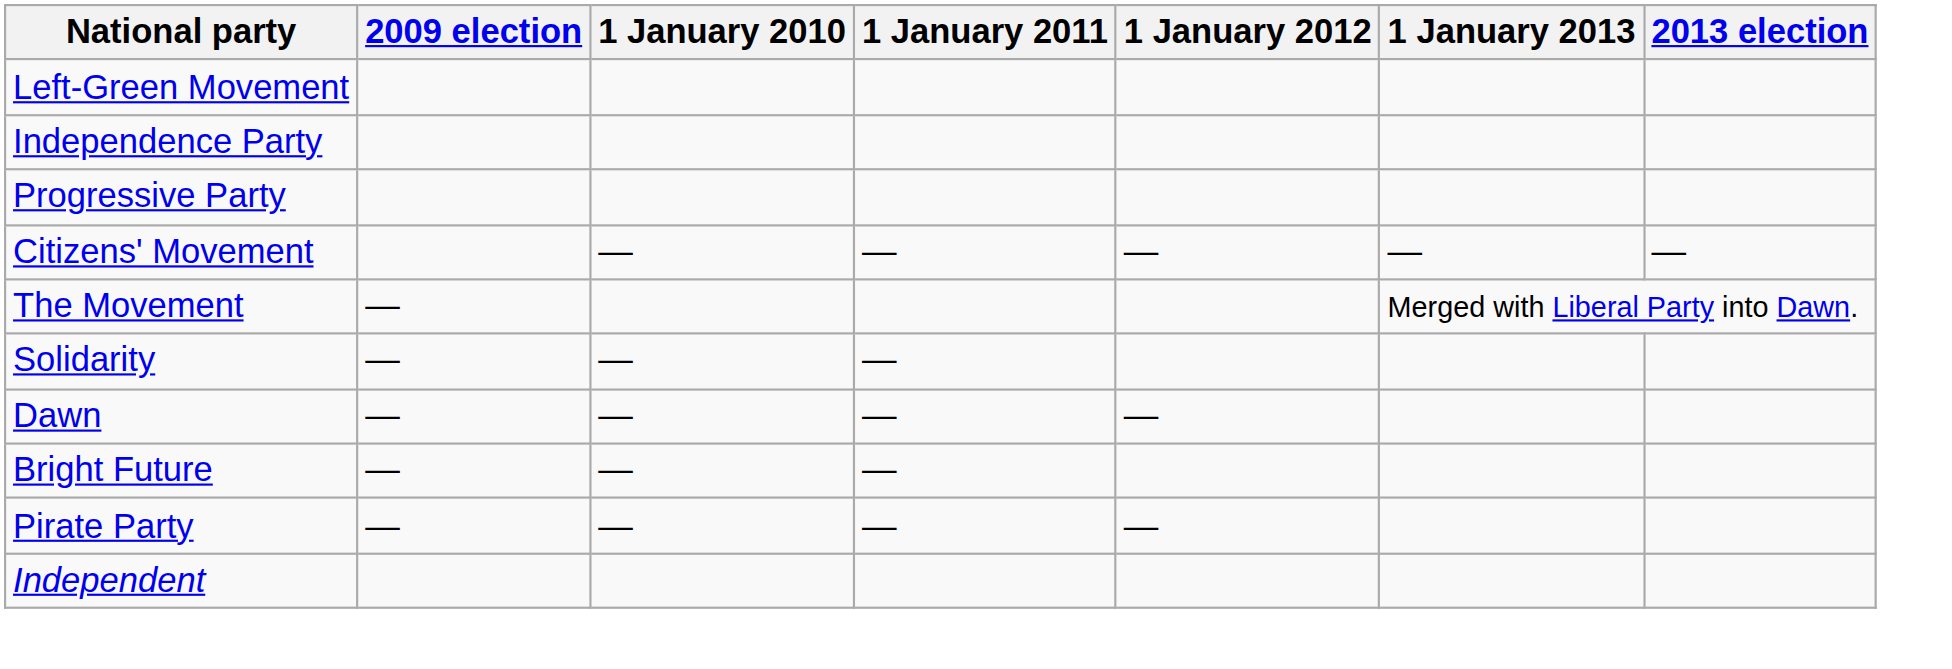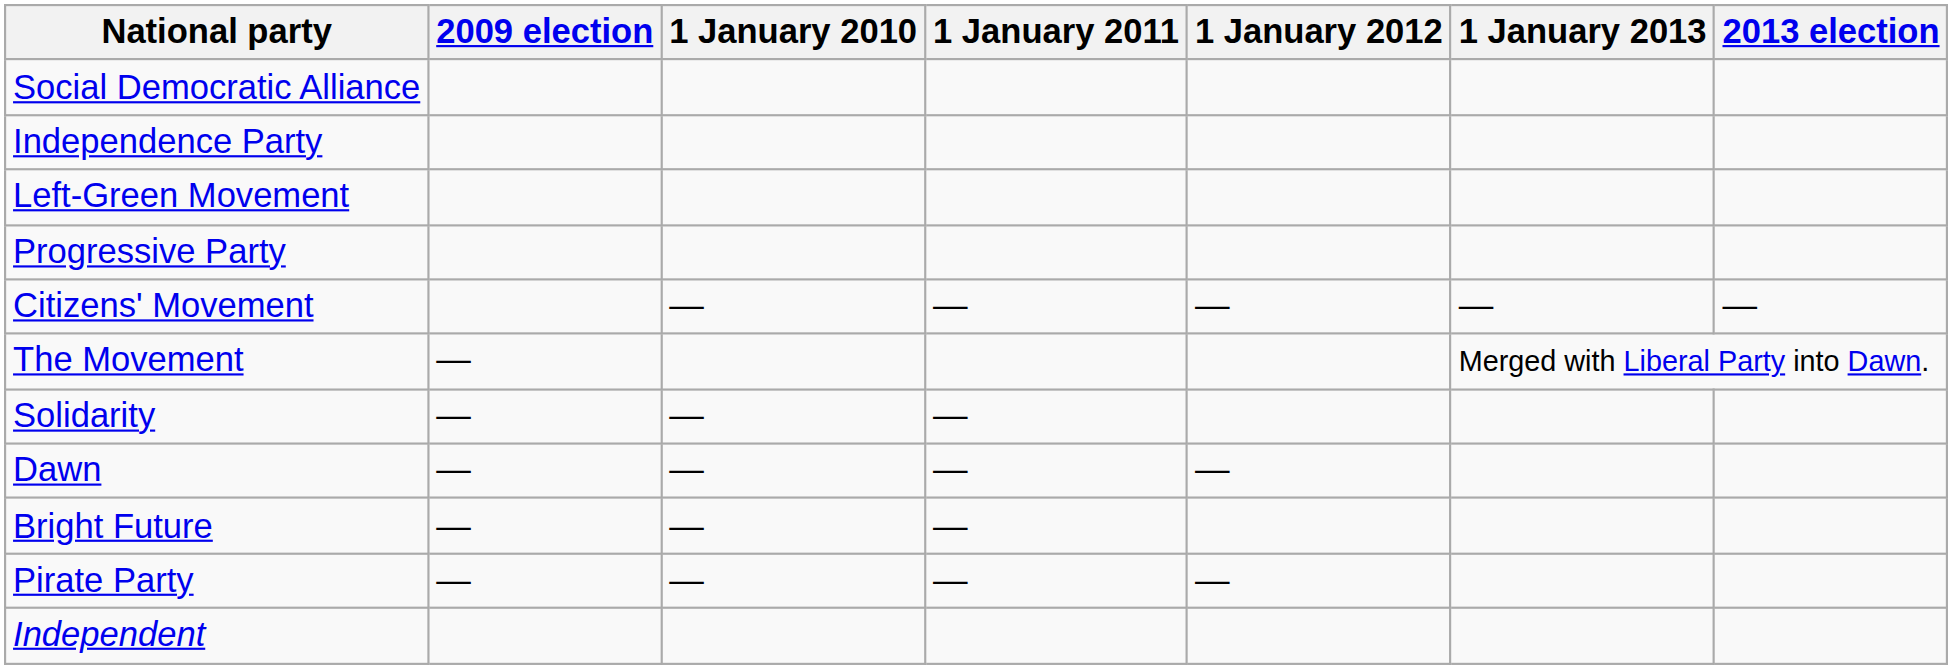+ row: (217, 86)
rows swapped: (168, 141) <-> (181, 86)
